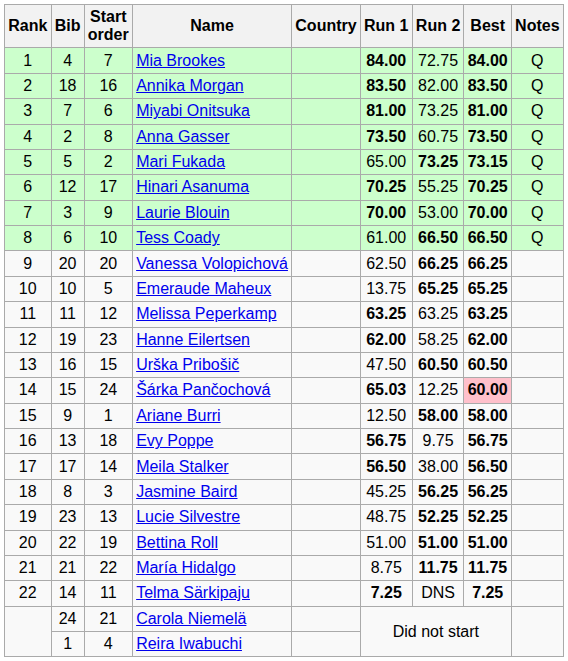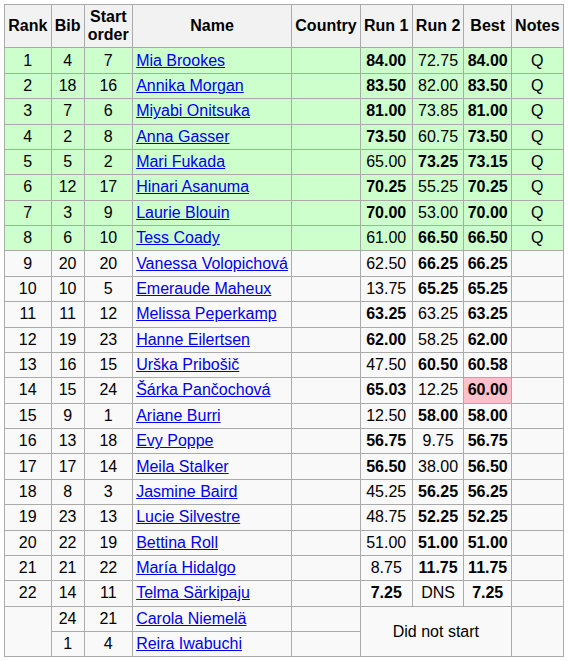(438, 111) 73.25 -> (438, 111) 73.85
(488, 365) 60.50 -> (488, 365) 60.58
